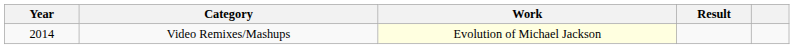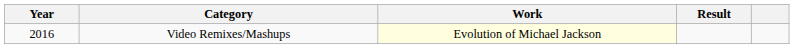(42, 33) 2014 -> (42, 33) 2016
